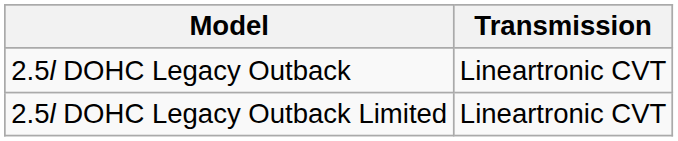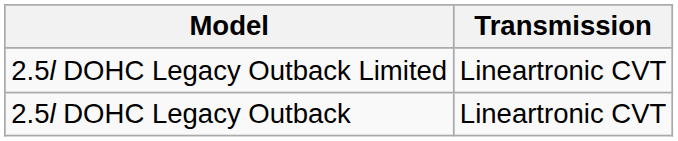rows swapped: (181, 69) <-> (229, 113)
